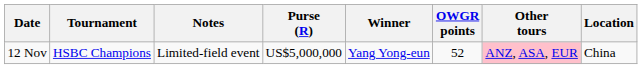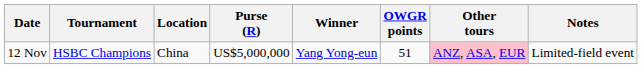columns swapped: (609, 23) <-> (208, 23)
(458, 53) 52 -> (405, 53) 51
